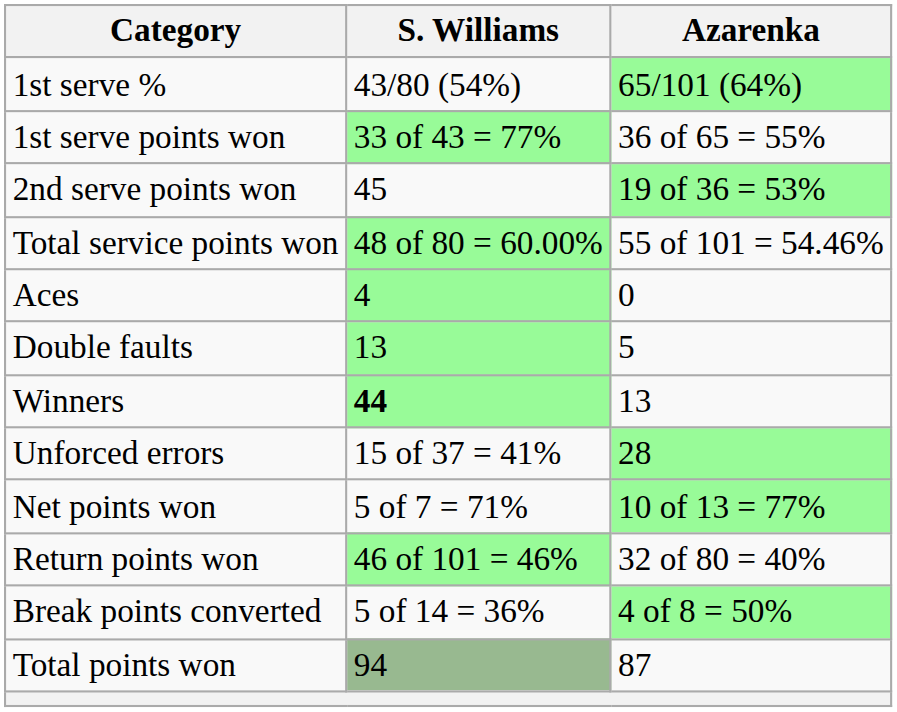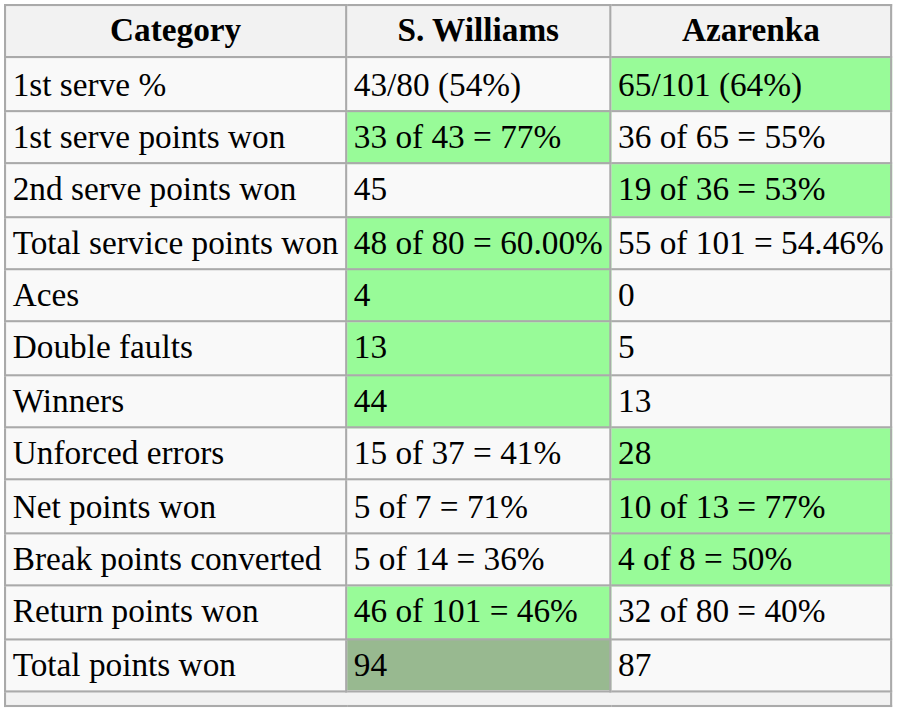(370, 400) bold -> (370, 400) normal
rows swapped: (167, 611) <-> (136, 558)
